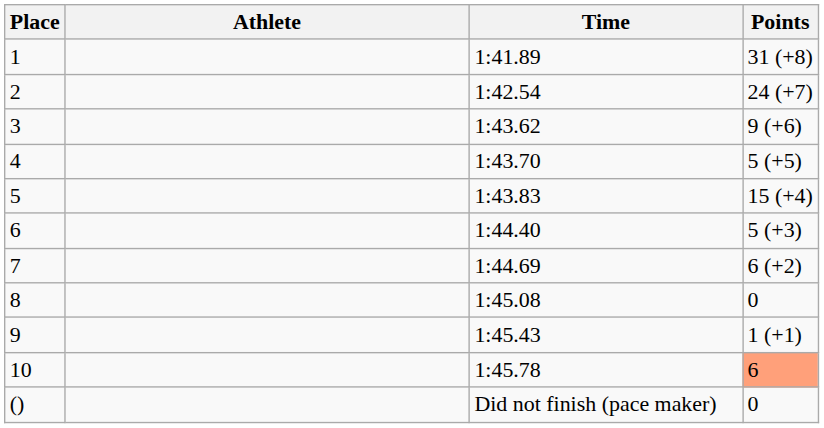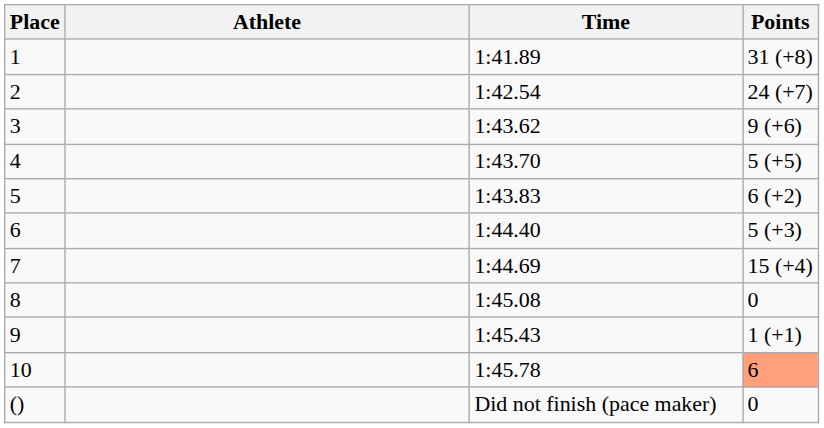(780, 195) 15 (+4) -> (775, 195) 6 (+2)
(775, 265) 6 (+2) -> (780, 265) 15 (+4)
